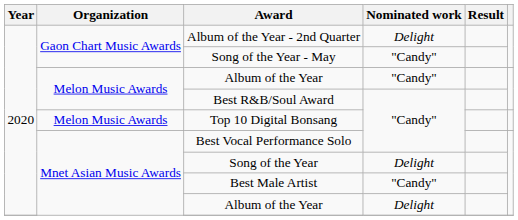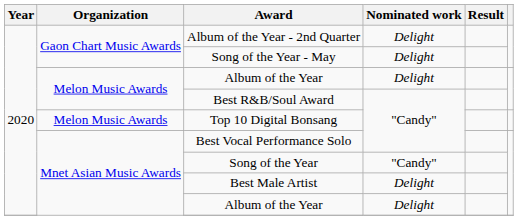(414, 57) "Candy" -> (414, 57) Delight
(414, 78) "Candy" -> (414, 78) Delight
(414, 162) Delight -> (414, 162) "Candy"
(414, 183) "Candy" -> (414, 183) Delight
